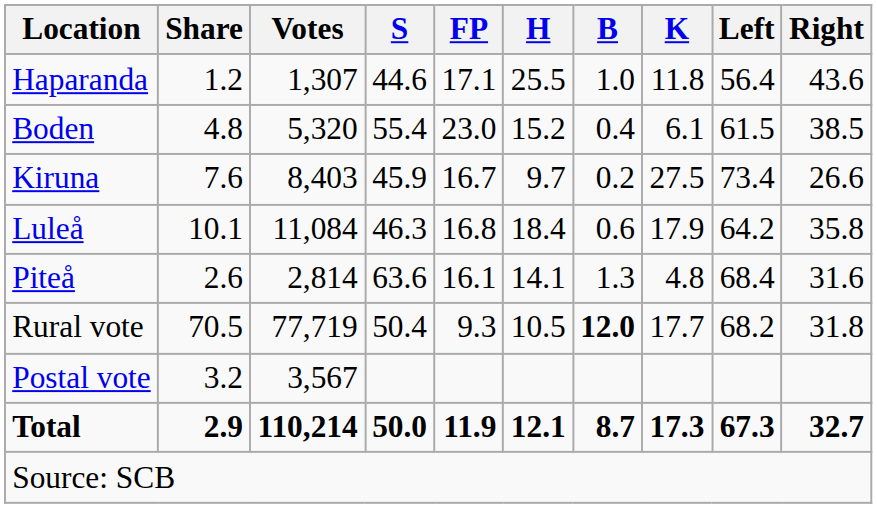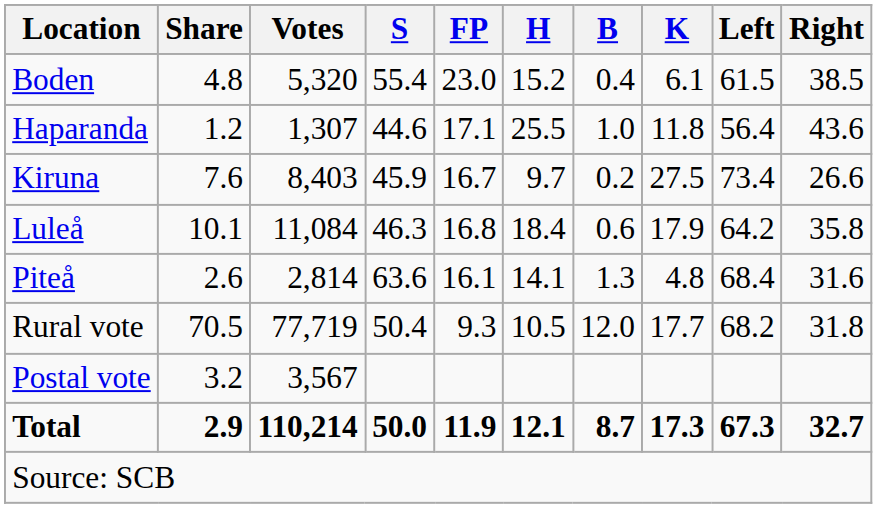rows swapped: (53, 128) <-> (80, 79)
(608, 327) bold -> (608, 327) normal
